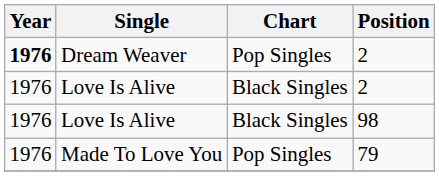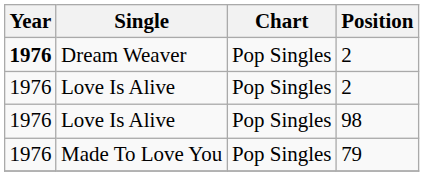(290, 87) Black Singles -> (282, 87) Pop Singles
(290, 120) Black Singles -> (282, 120) Pop Singles
